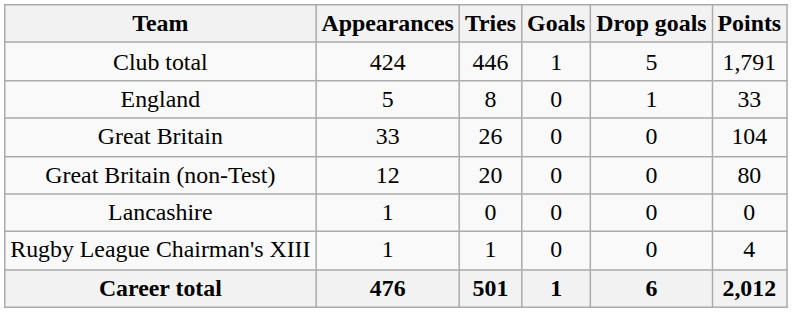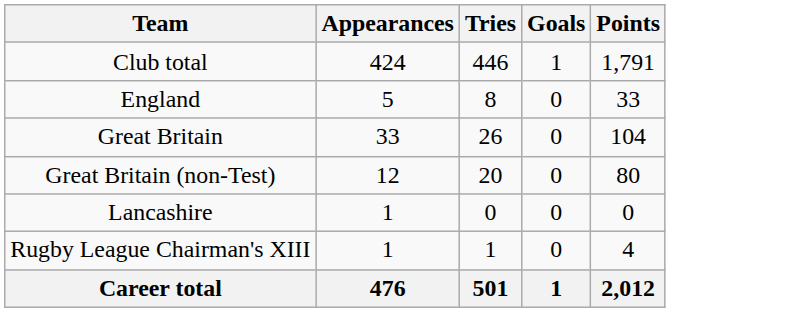- column: (651, 23)
